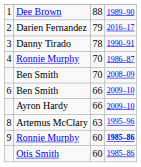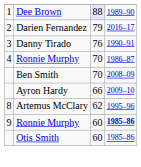(98, 12) no background -> (98, 12) lavender background
(98, 43) 78 -> (98, 43) 76
- row: (9, 91)
(98, 122) 63 -> (98, 106) 62
